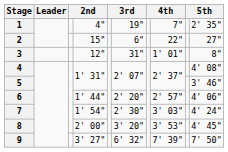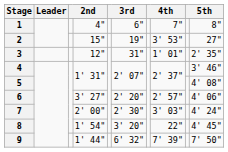(137, 26) 19" -> (139, 26) 6"
(207, 26) 2' 35" -> (217, 26) 8"
(139, 40) 6" -> (137, 40) 19"
(175, 40) 22" -> (168, 40) 3' 53"
(217, 54) 8" -> (207, 54) 2' 35"
(207, 68) 4' 08" -> (207, 68) 3' 46"
(207, 83) 3' 46" -> (207, 83) 4' 08"
(90, 97) 1' 44" -> (90, 97) 3' 27"
(90, 111) 1' 54" -> (90, 111) 2' 00"
(90, 126) 2' 00" -> (90, 126) 1' 54"
(168, 126) 3' 53" -> (175, 126) 22"
(90, 140) 3' 27" -> (90, 140) 1' 44"
